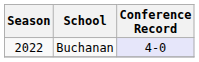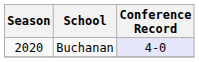(29, 47) 2022 -> (29, 47) 2020
